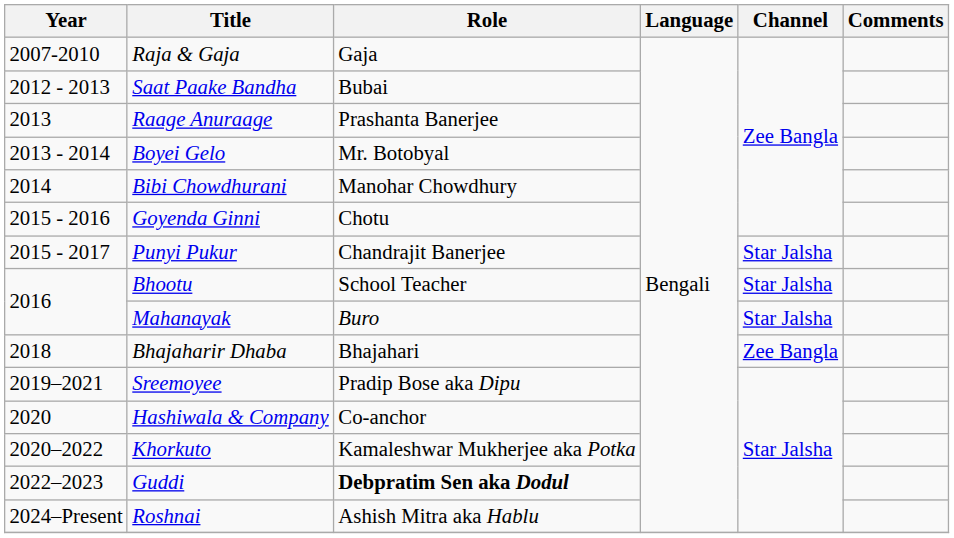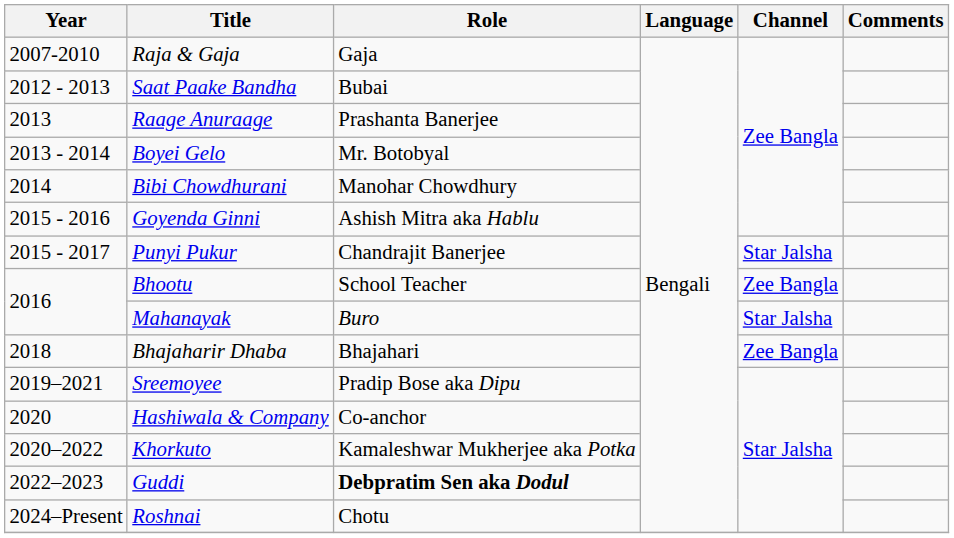(364, 218) Chotu -> (439, 218) Ashish Mitra aka Hablu
(788, 284) Star Jalsha -> (790, 284) Zee Bangla
(439, 515) Ashish Mitra aka Hablu -> (364, 515) Chotu
